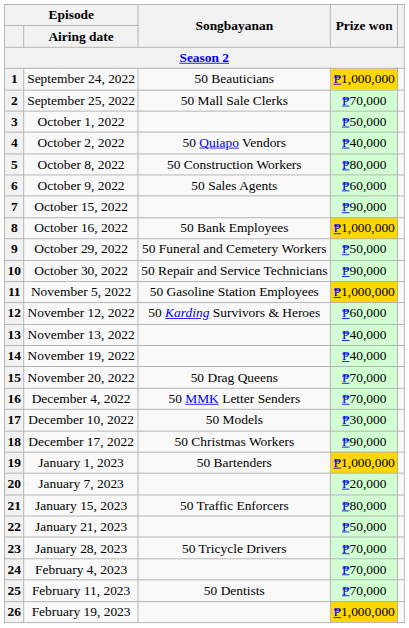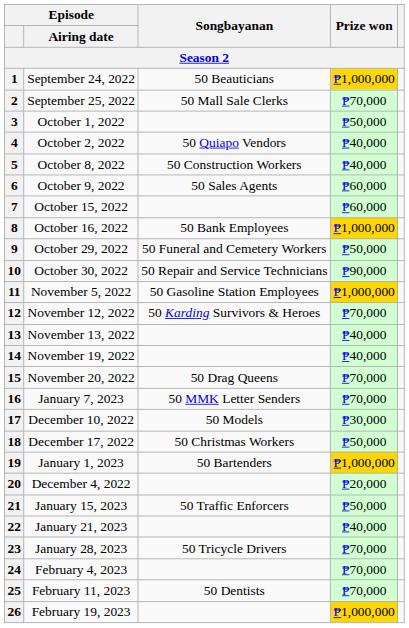(364, 164) ₱80,000 -> (364, 164) ₱40,000
(364, 206) ₱90,000 -> (364, 206) ₱60,000
(364, 313) ₱60,000 -> (364, 313) ₱70,000
(81, 398) December 4, 2022 -> (81, 398) January 7, 2023
(364, 441) ₱90,000 -> (364, 441) ₱50,000
(81, 484) January 7, 2023 -> (81, 484) December 4, 2022
(364, 505) ₱80,000 -> (364, 505) ₱50,000
(364, 526) ₱50,000 -> (364, 526) ₱40,000
